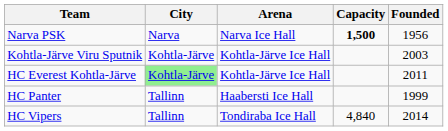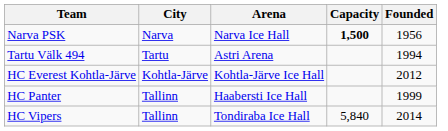+ row: (46, 55)
- row: (75, 55)
(181, 75) lightgreen background -> (175, 75) no background
(415, 75) 2011 -> (409, 75) 2012
(361, 116) 4,840 -> (355, 116) 5,840
